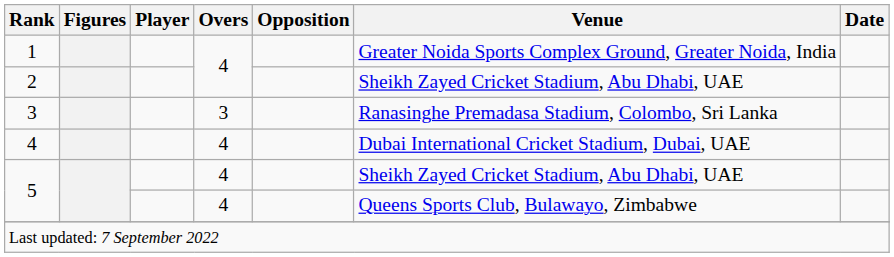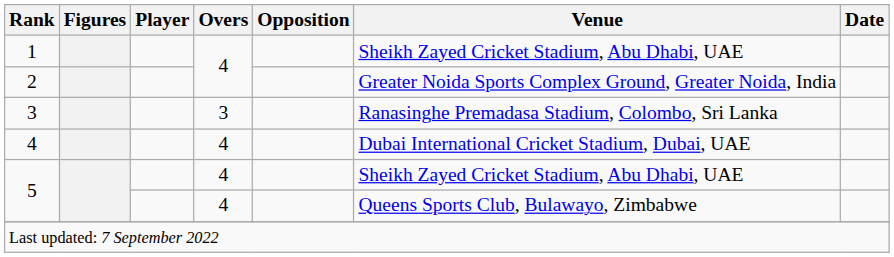(597, 50) Greater Noida Sports Complex Ground, Greater Noida, India -> (551, 50) Sheikh Zayed Cricket Stadium, Abu Dhabi, UAE
(551, 81) Sheikh Zayed Cricket Stadium, Abu Dhabi, UAE -> (597, 81) Greater Noida Sports Complex Ground, Greater Noida, India
